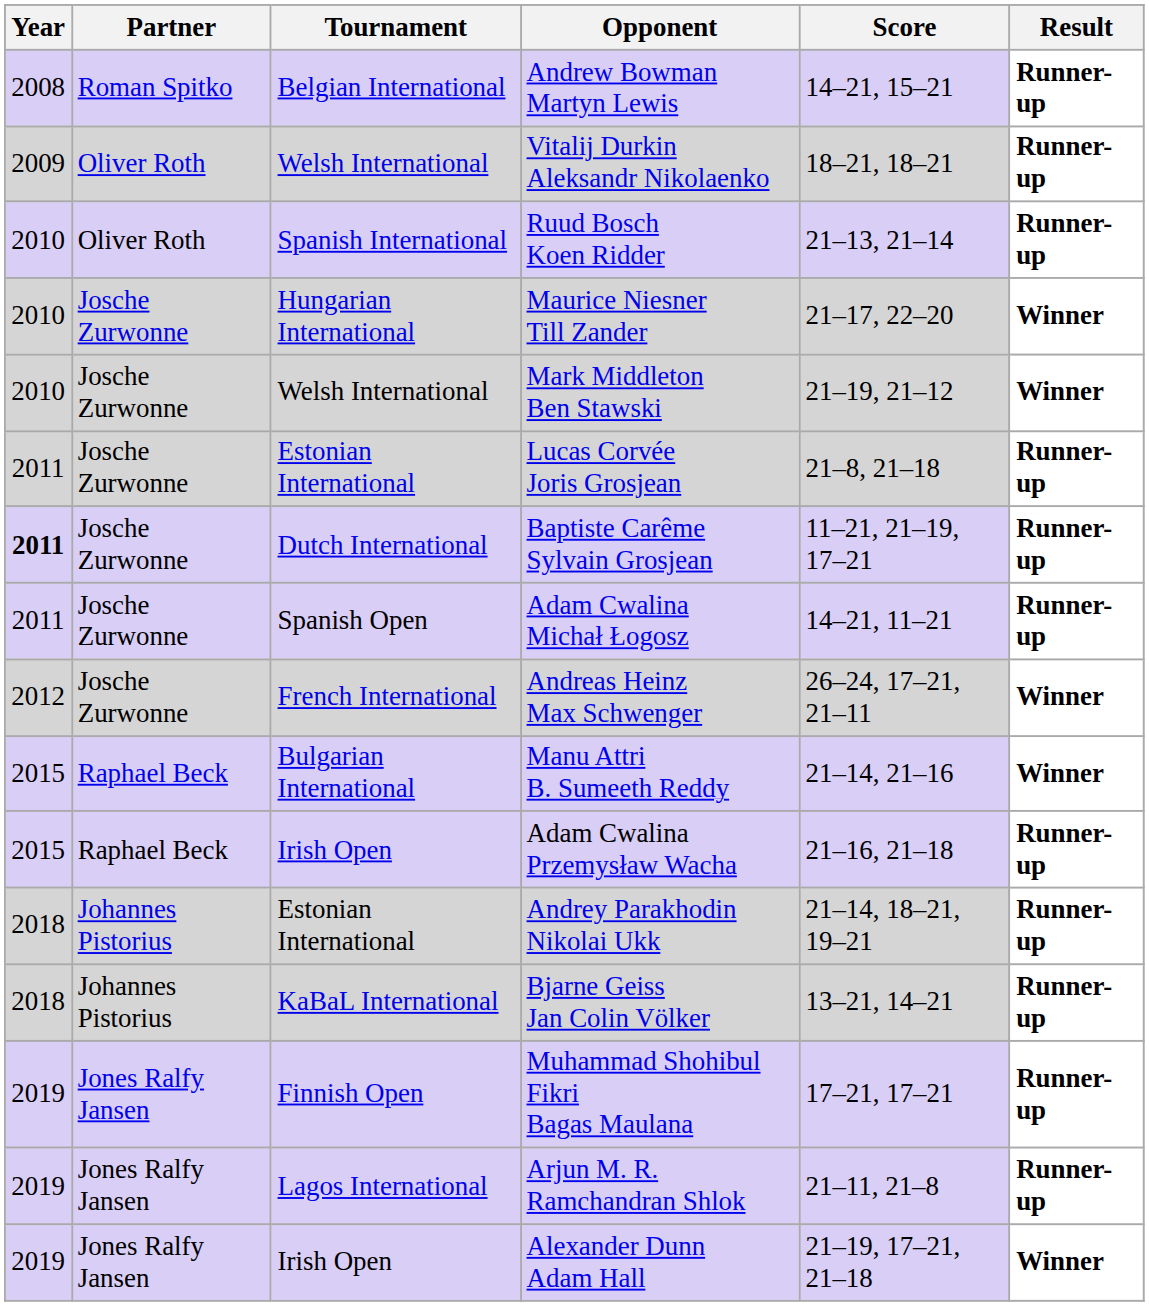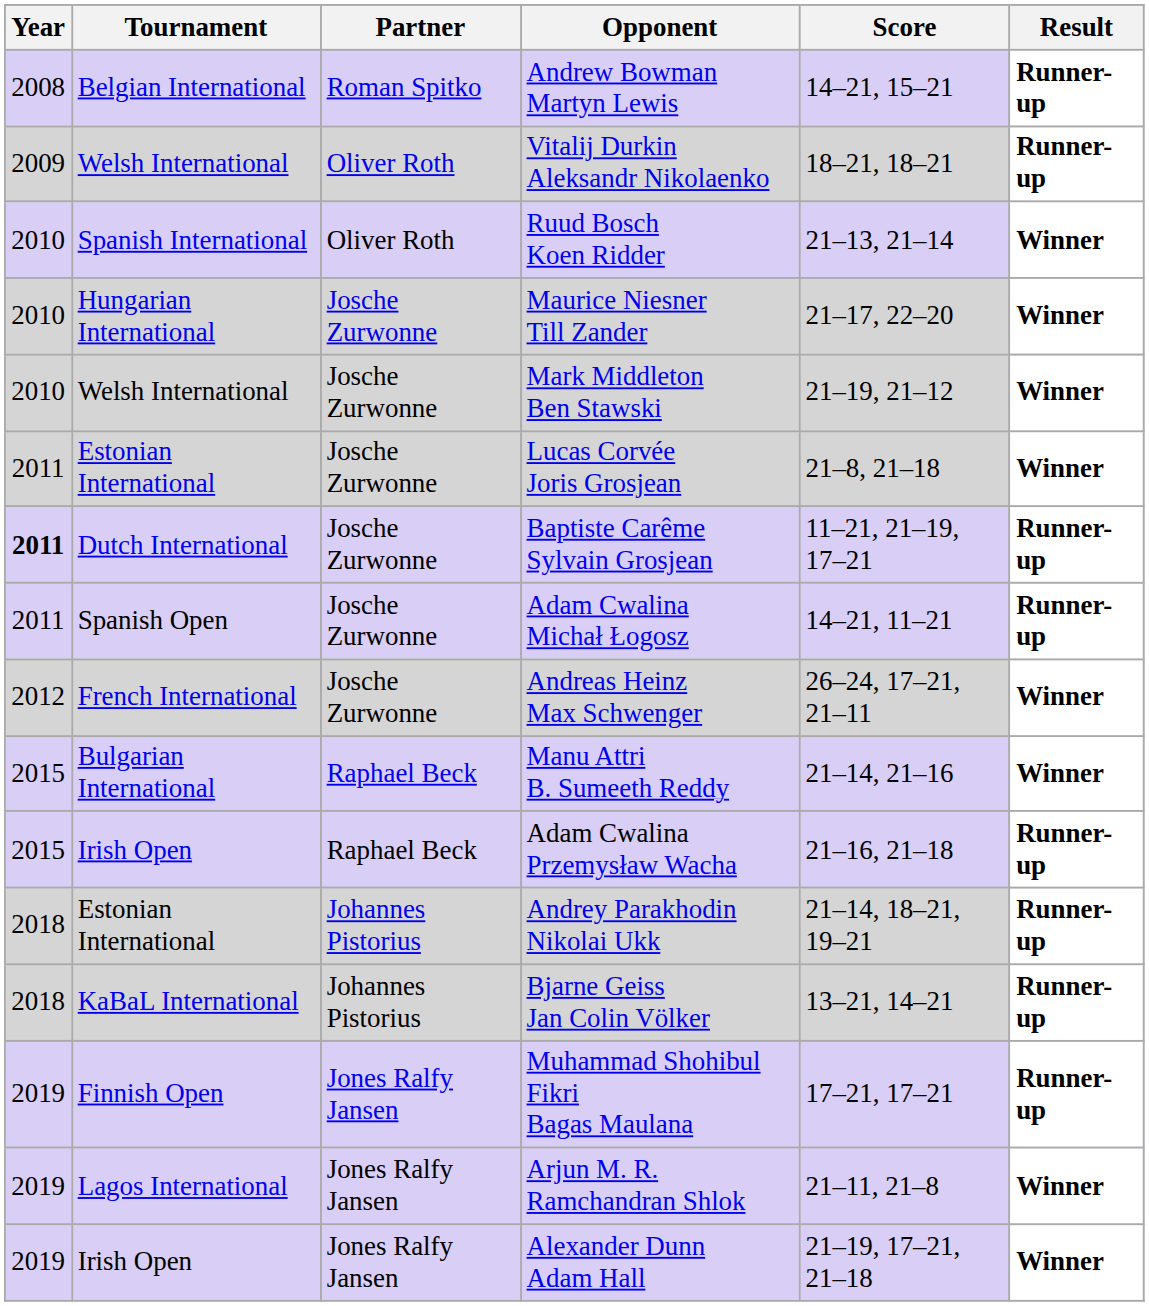columns swapped: (396, 27) <-> (171, 27)
(1064, 239) Runner-up -> (1060, 239) Winner
(1064, 468) Runner-up -> (1060, 468) Winner
(1064, 1186) Runner-up -> (1060, 1186) Winner
